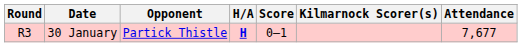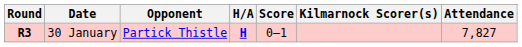(25, 33) normal -> (25, 33) bold
(479, 33) 7,677 -> (479, 33) 7,827
